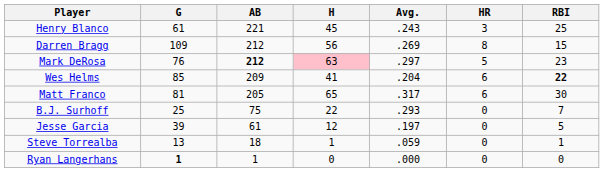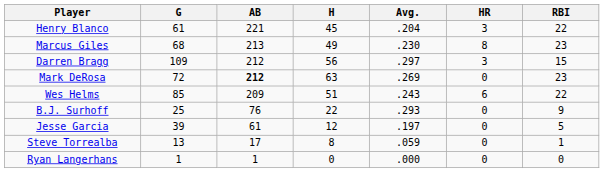(408, 29) .243 -> (408, 29) .204
(561, 29) 25 -> (561, 29) 22
+ row: (72, 45)
(408, 45) .269 -> (408, 61) .297
(484, 45) 8 -> (484, 61) 3
(179, 61) 76 -> (179, 78) 72
(332, 61) pink background -> (332, 78) no background
(408, 61) .297 -> (408, 78) .269
(484, 61) 5 -> (484, 78) 0
(332, 78) 41 -> (332, 94) 51
(408, 78) .204 -> (408, 94) .243
(561, 78) bold -> (561, 94) normal
- row: (72, 94)
(255, 110) 75 -> (255, 110) 76
(561, 110) 7 -> (561, 110) 9
(255, 143) 18 -> (255, 143) 17
(331, 143) 1 -> (331, 143) 8
(179, 159) bold -> (179, 159) normal
